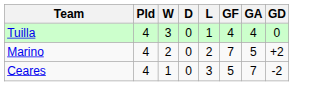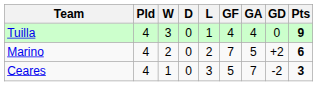+ column: (301, 14)
